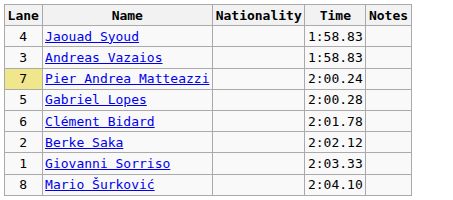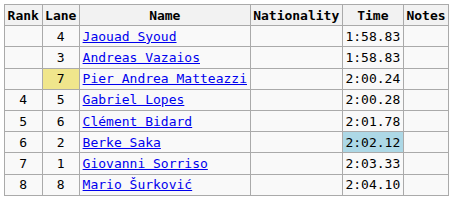+ column: (23, 15)
(335, 142) no background -> (373, 142) lightblue background
